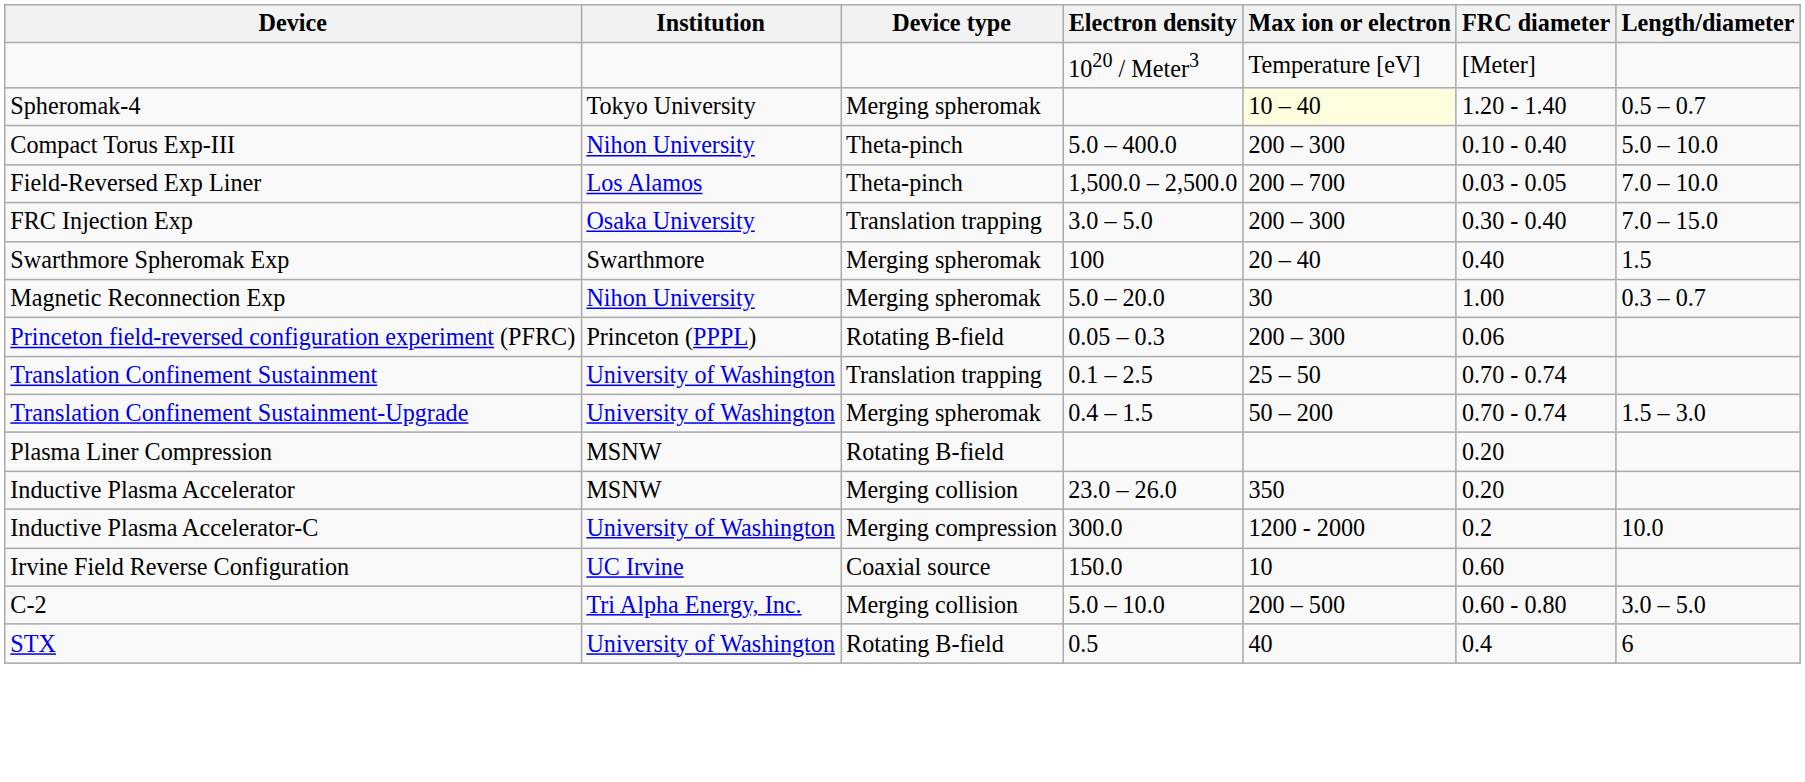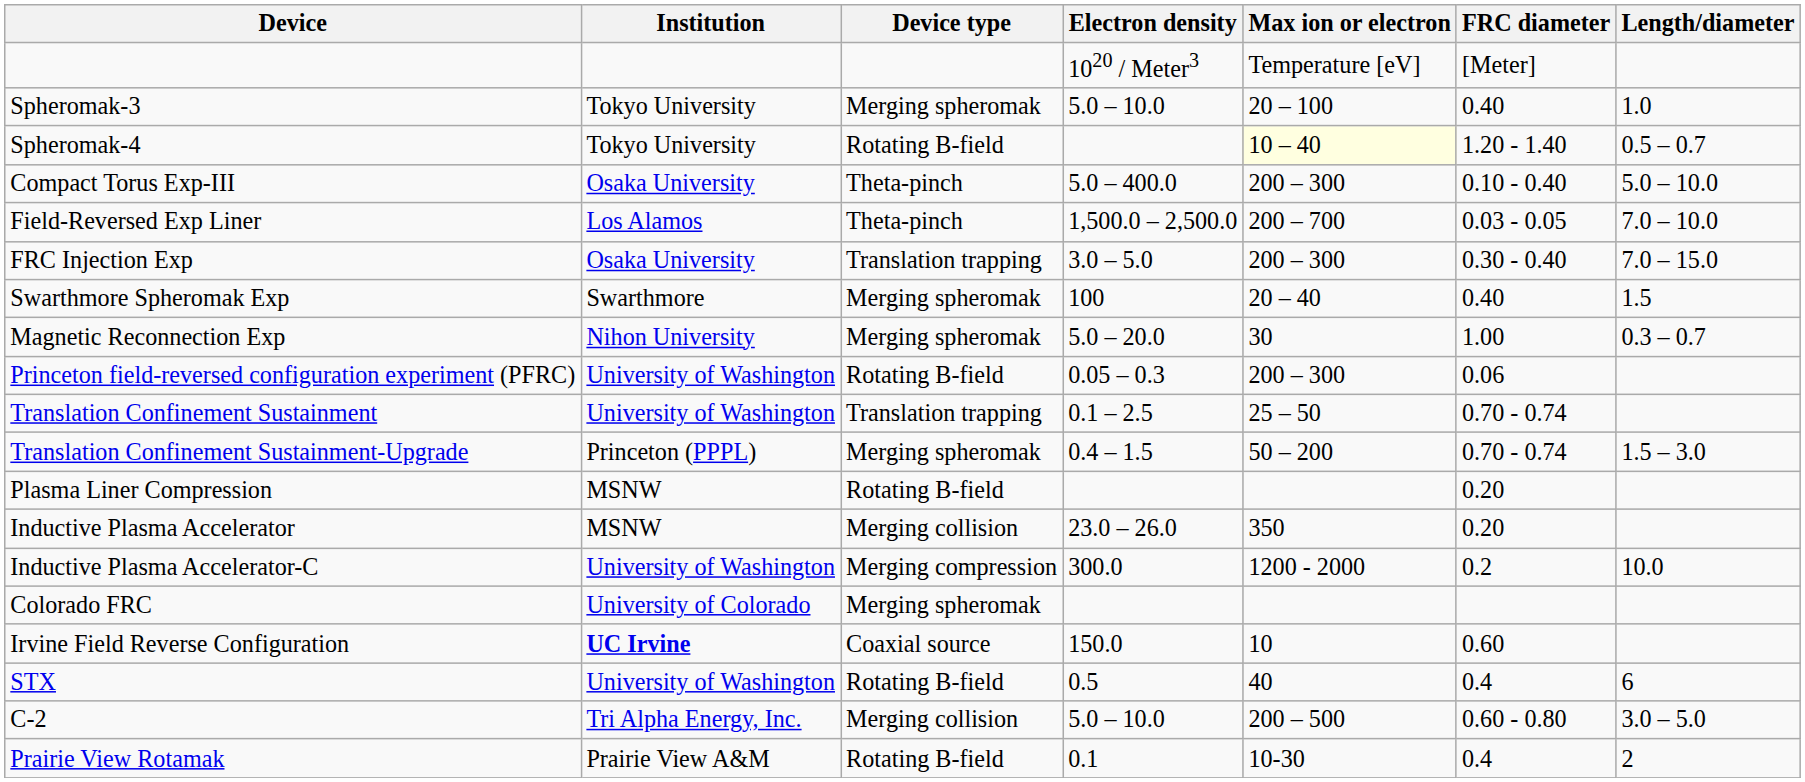+ row: (75, 106)
(944, 106) Merging spheromak -> (925, 145) Rotating B-field
(671, 145) Nihon University -> (671, 183) Osaka University
(671, 336) Princeton (PPPL) -> (711, 375) University of Washington
(711, 413) University of Washington -> (671, 451) Princeton (PPPL)
+ row: (81, 604)
(635, 566) normal -> (638, 643) bold
rows swapped: (28, 604) <-> (33, 643)
+ row: (117, 758)
